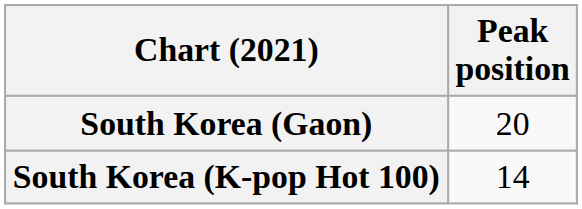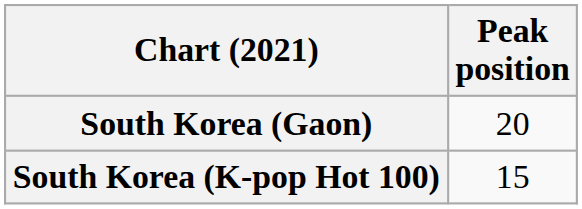(513, 176) 14 -> (513, 176) 15
